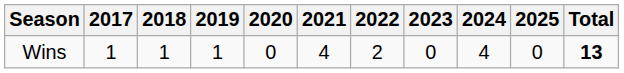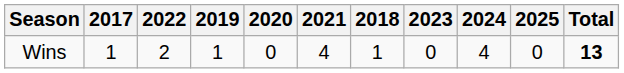columns swapped: (164, 20) <-> (377, 20)
